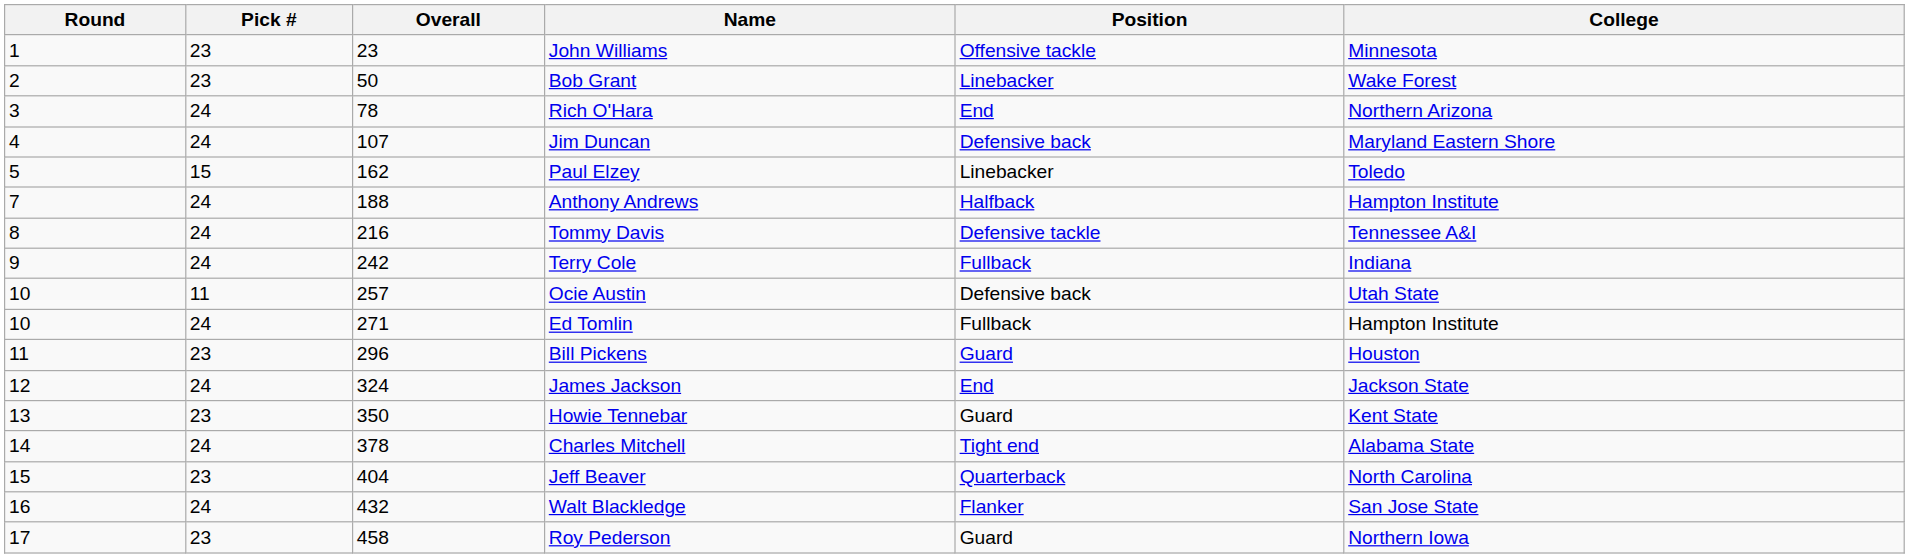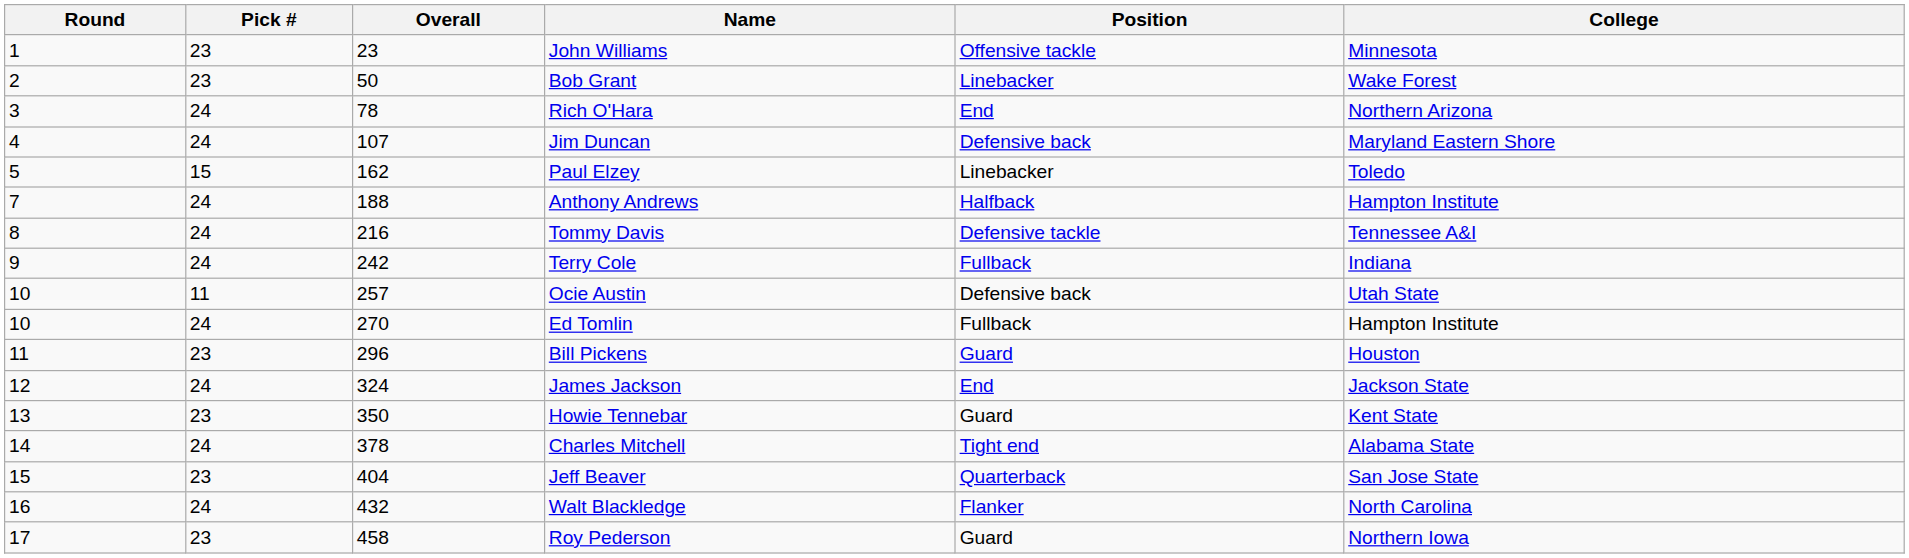(373, 324) 271 -> (373, 324) 270
(1410, 476) North Carolina -> (1413, 476) San Jose State
(1413, 506) San Jose State -> (1410, 506) North Carolina
